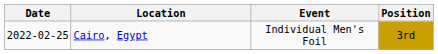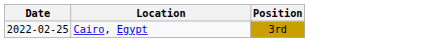- column: (315, 13)
